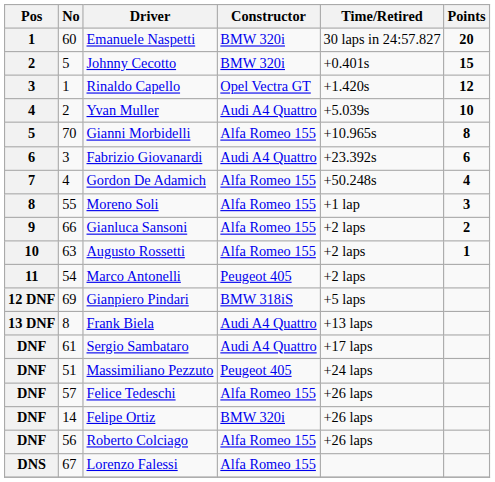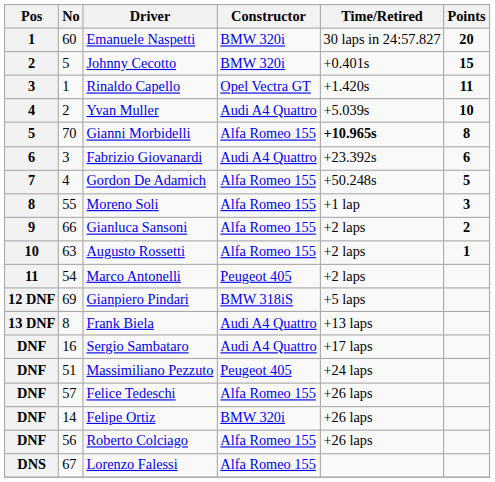(467, 86) 12 -> (467, 86) 11
(350, 134) normal -> (350, 134) bold
(467, 181) 4 -> (467, 181) 5
(69, 346) 61 -> (69, 346) 16
